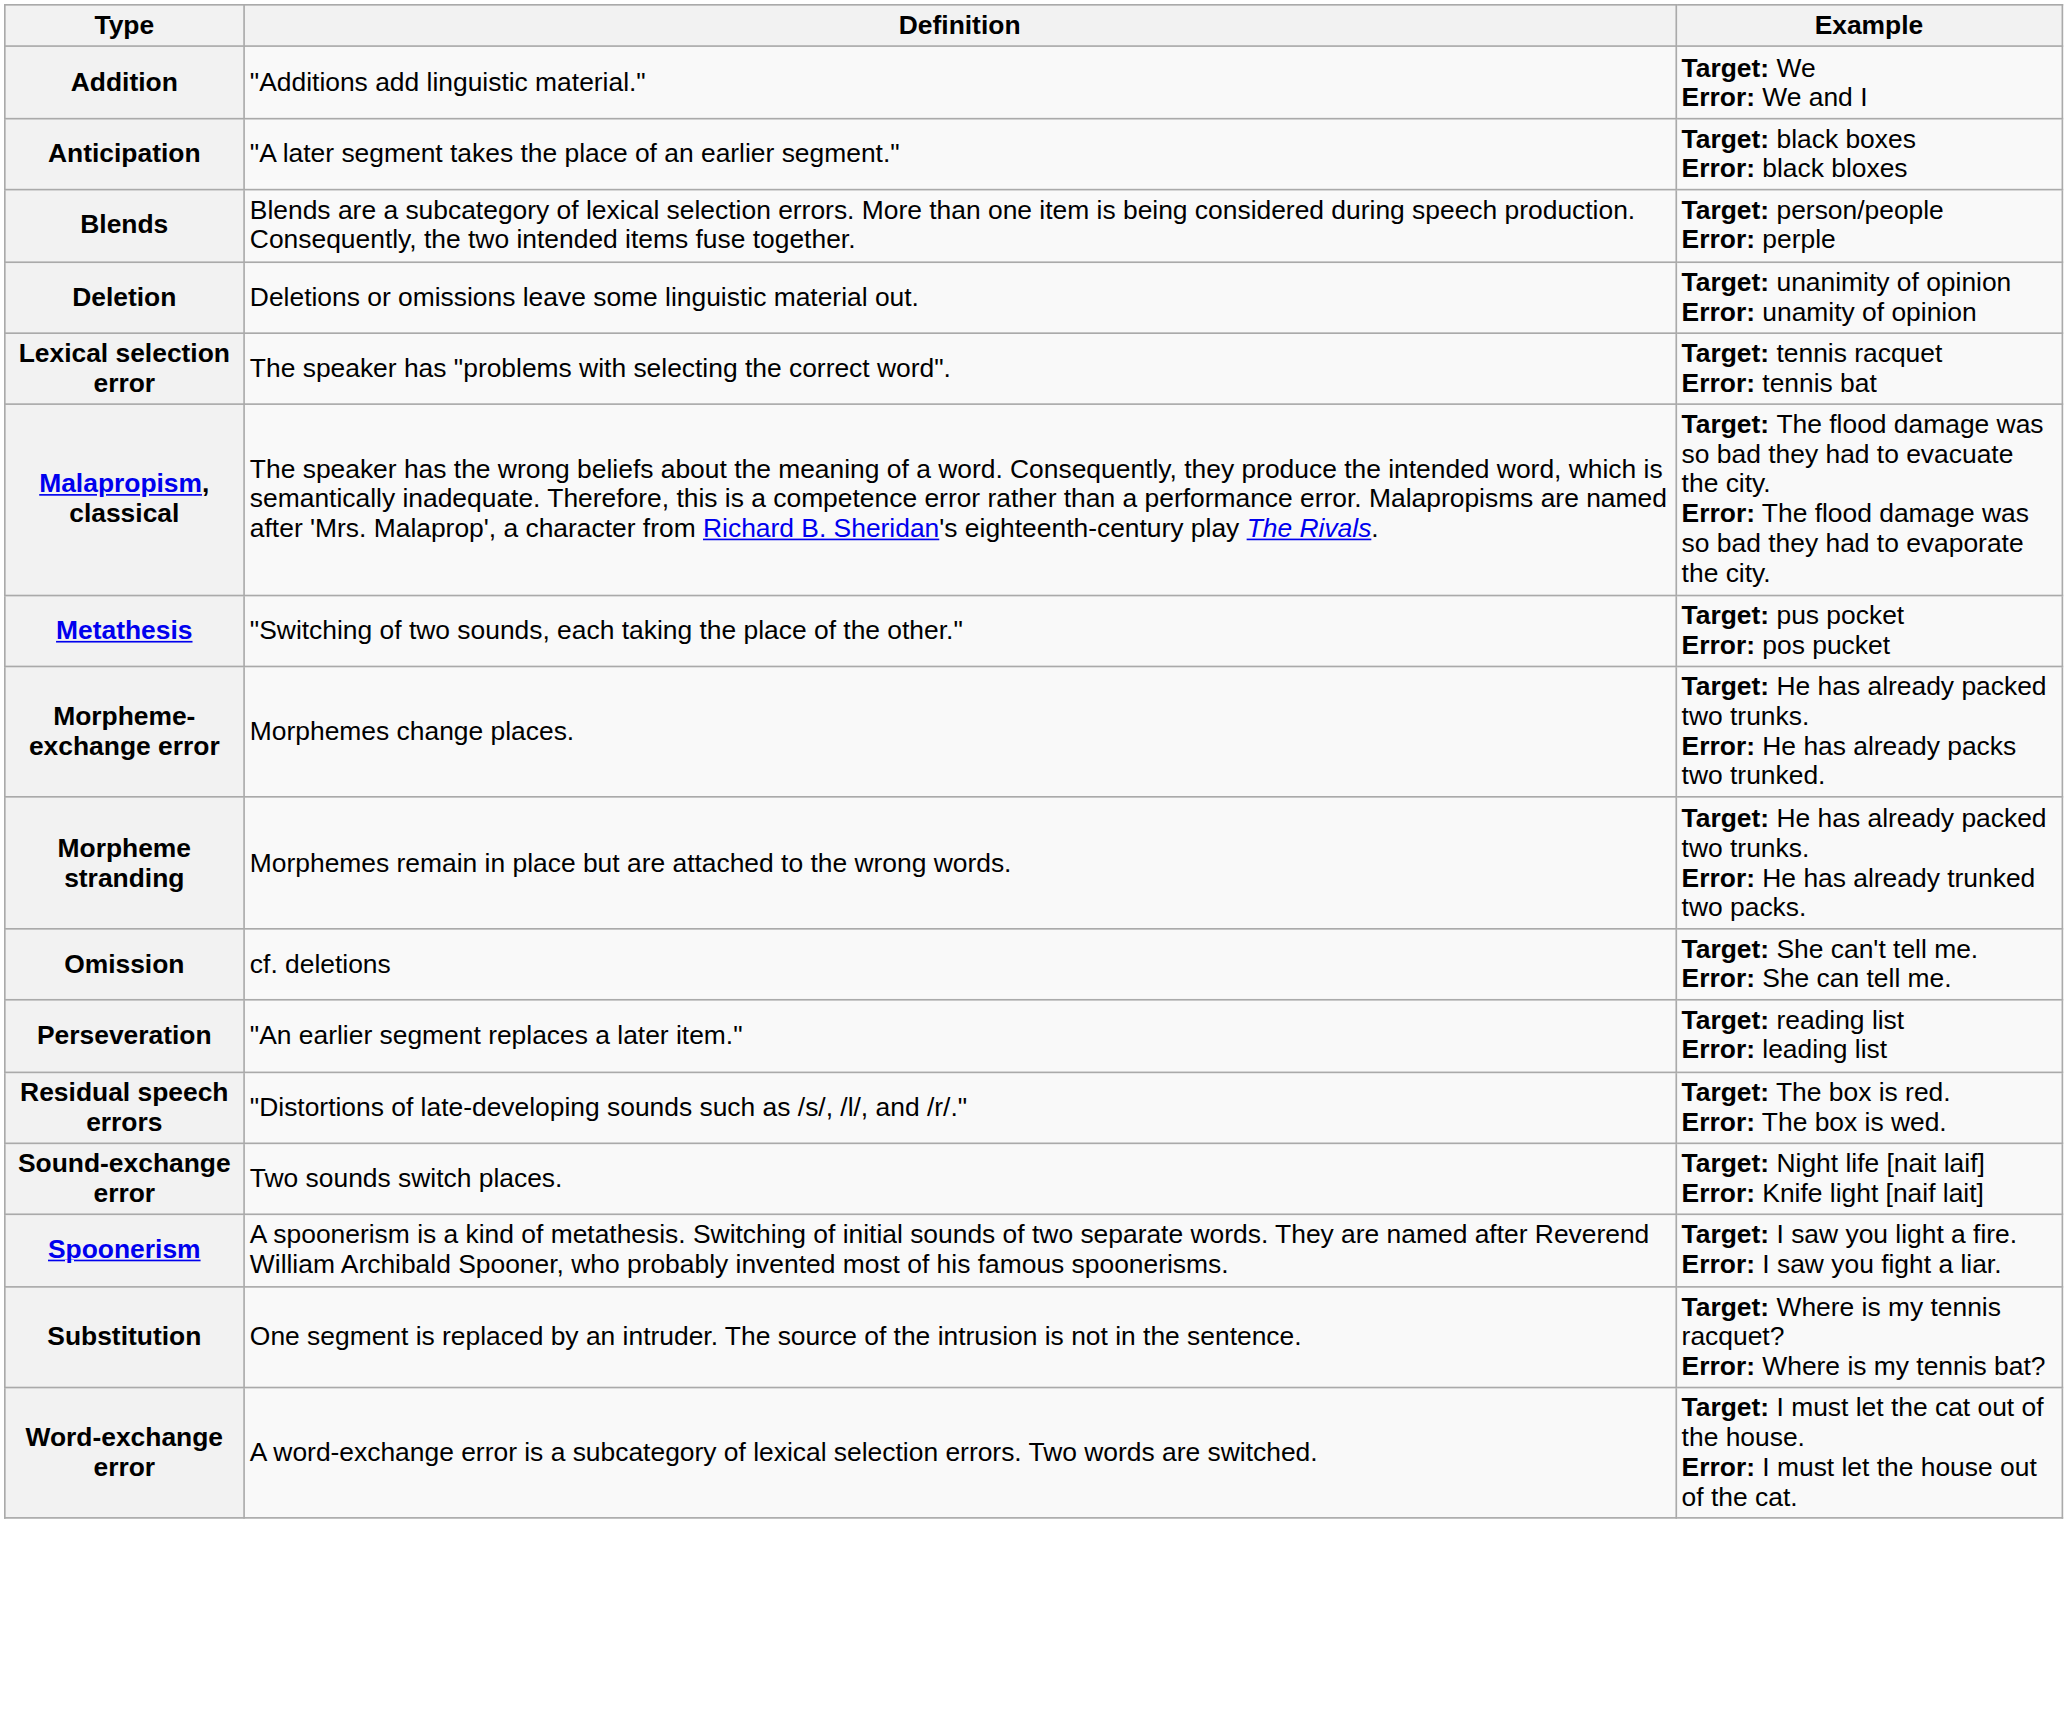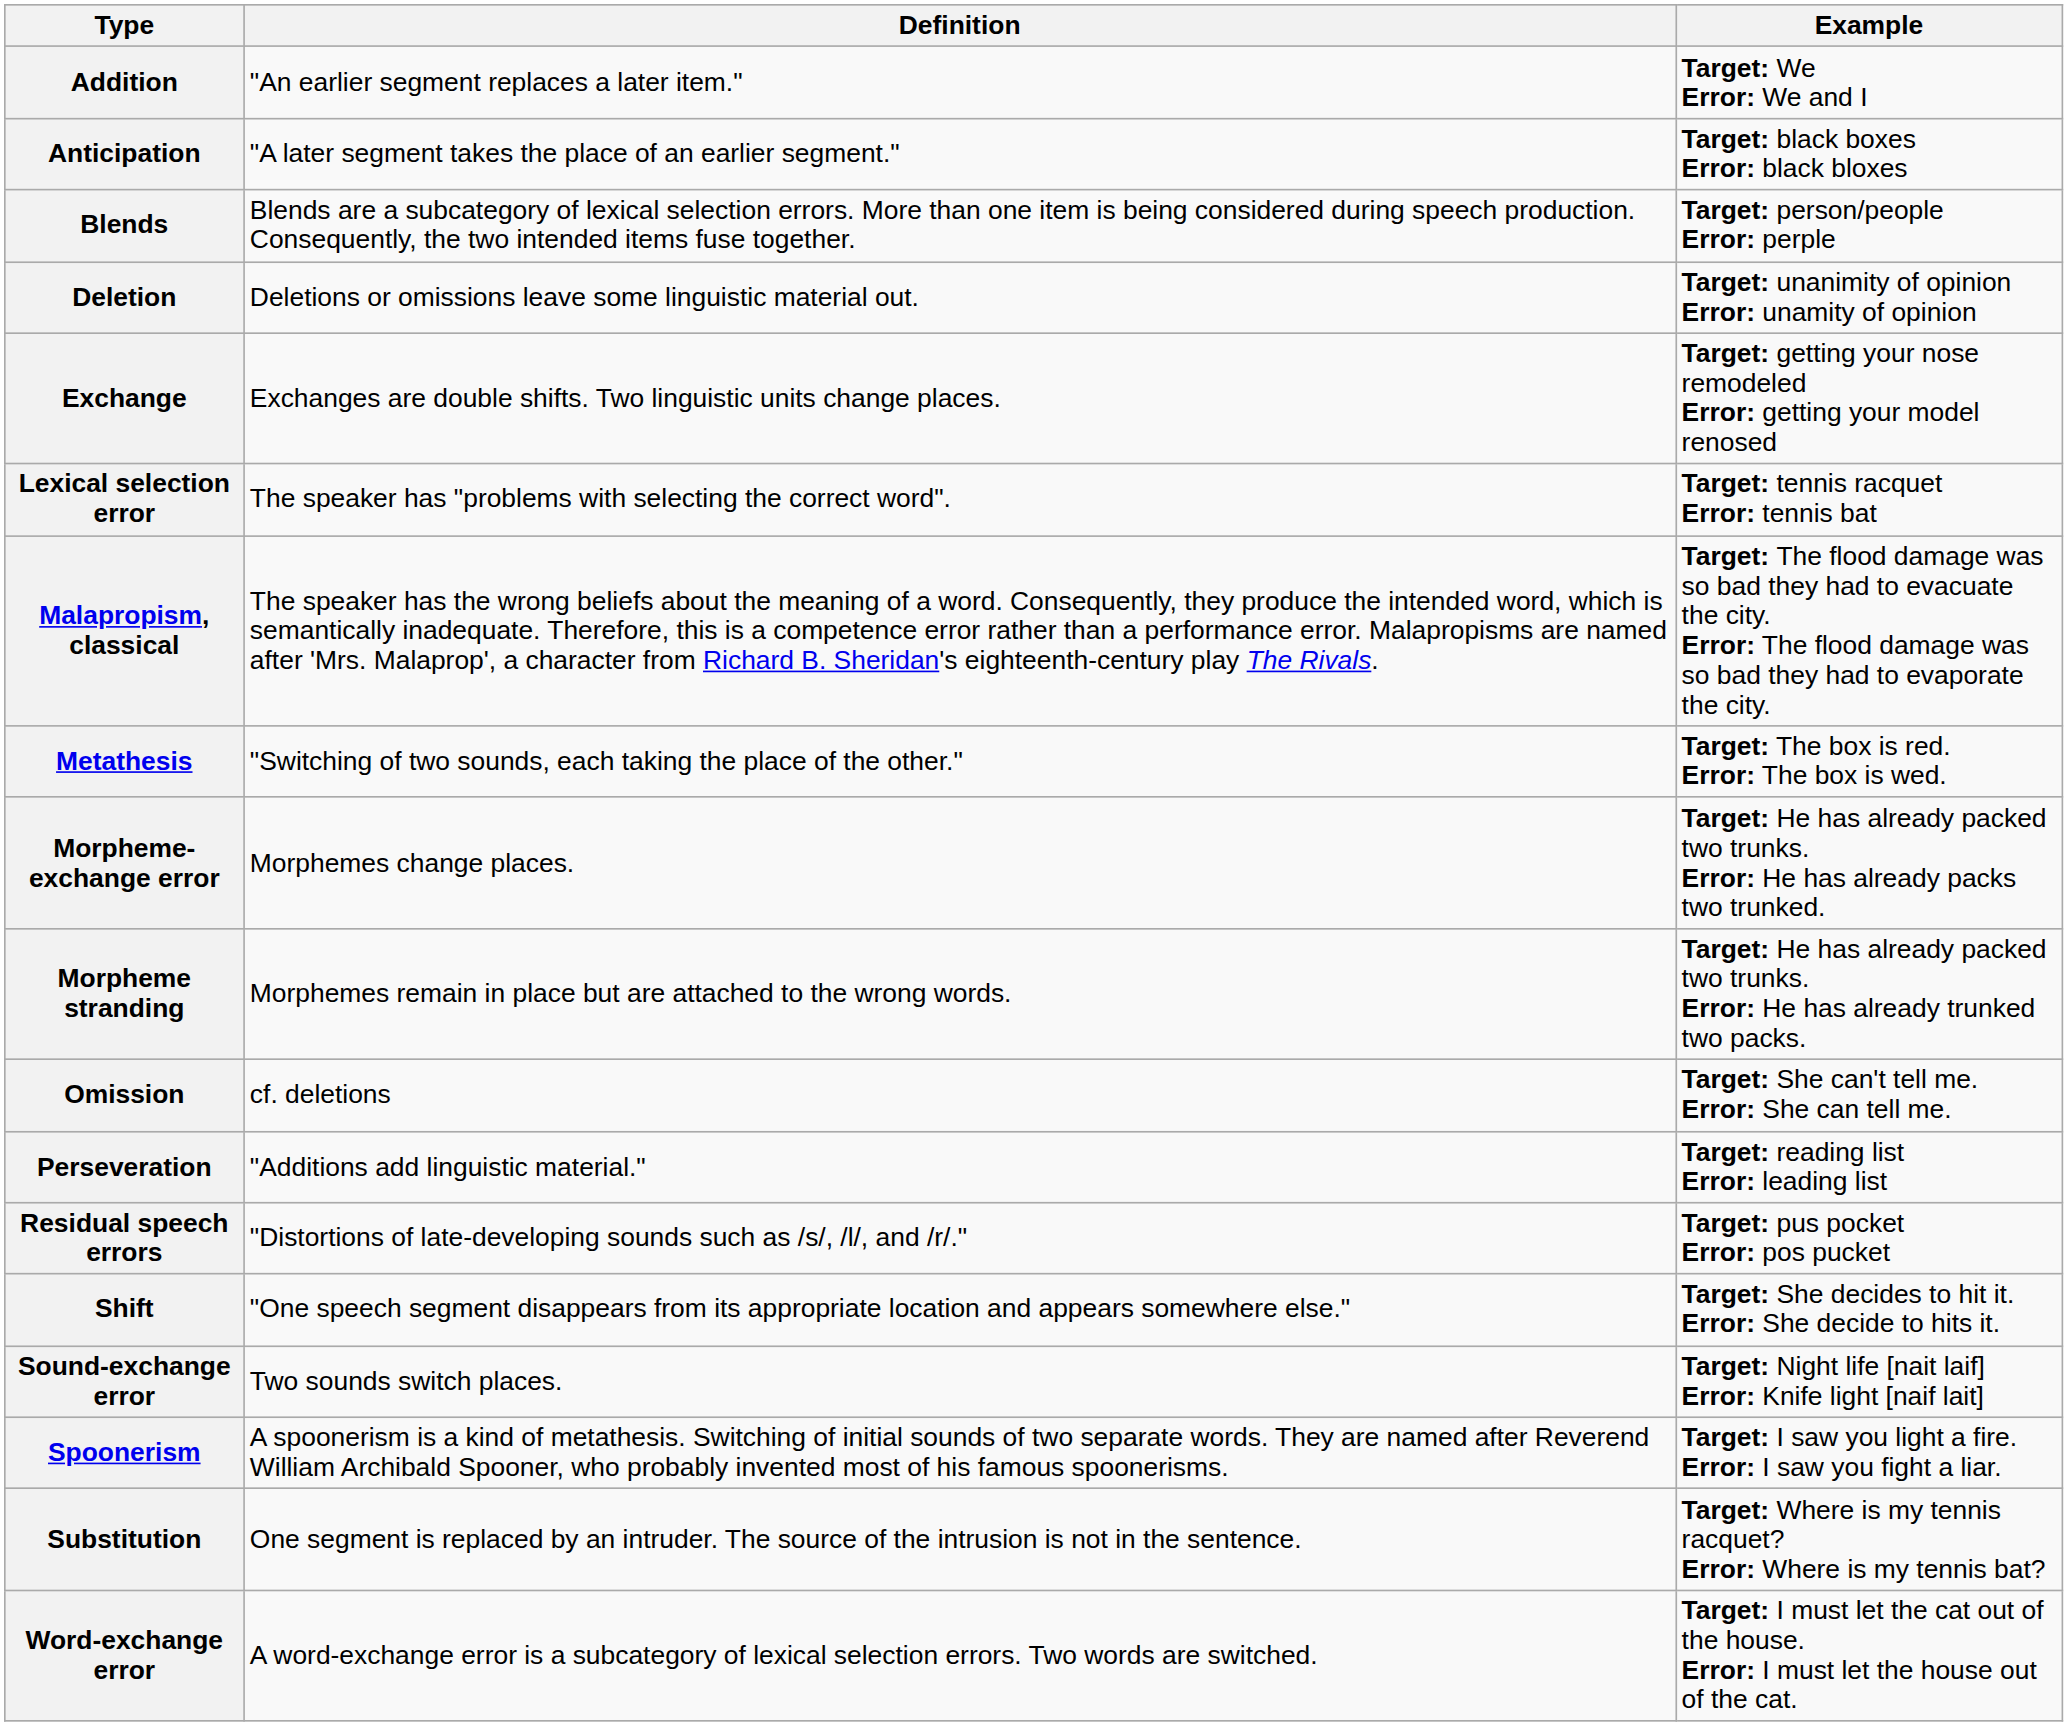(448, 82) "Additions add linguistic material." -> (496, 82) "An earlier segment replaces a later item."
+ row: (124, 398)
(1793, 630) Target: pus pocket Error: pos pucket -> (1816, 761) Target: The box is red. Error: The box is wed.
(496, 1035) "An earlier segment replaces a later item." -> (448, 1166) "Additions add linguistic material."
(1816, 1107) Target: The box is red. Error: The box is wed. -> (1793, 1237) Target: pus pocket Error: pos pucket
+ row: (124, 1309)
